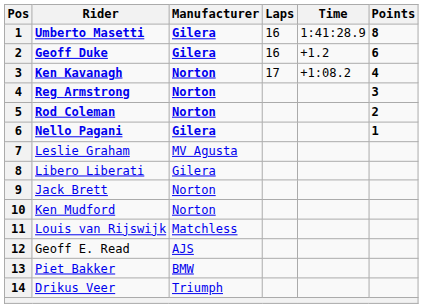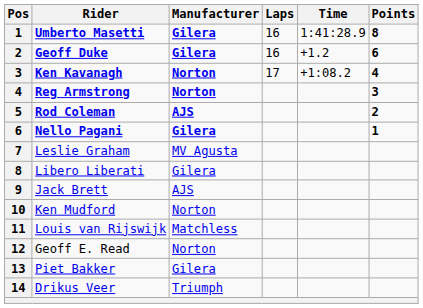(194, 112) Norton -> (183, 112) AJS
(194, 190) Norton -> (183, 190) AJS
(183, 249) AJS -> (194, 249) Norton
(183, 269) BMW -> (194, 269) Gilera
